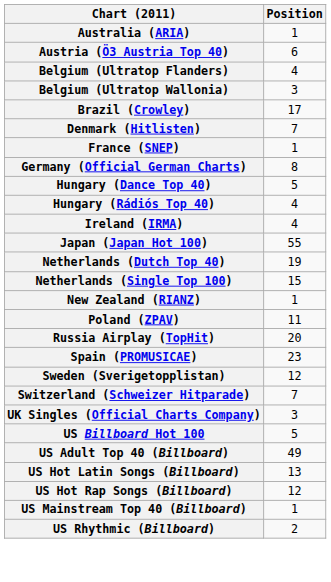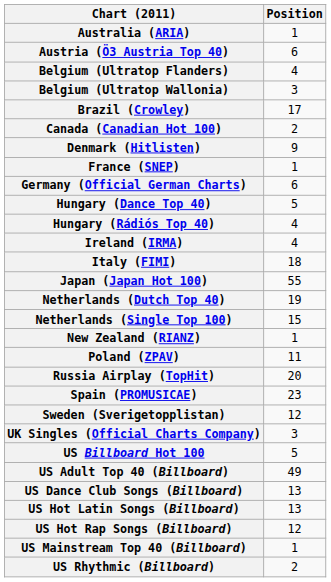+ row: (134, 128)
(295, 128) 7 -> (295, 147) 9
(295, 167) 8 -> (295, 186) 6
+ row: (134, 262)
- row: (134, 395)
+ row: (134, 491)
